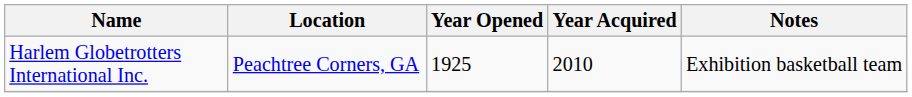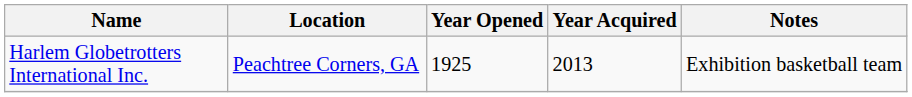(573, 63) 2010 -> (573, 63) 2013
